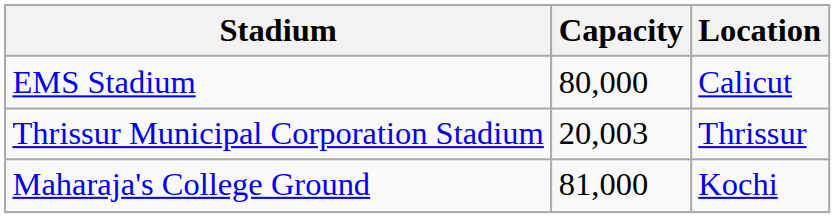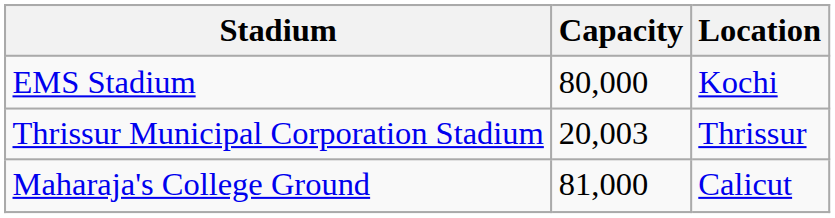(745, 81) Calicut -> (738, 81) Kochi
(738, 184) Kochi -> (745, 184) Calicut
